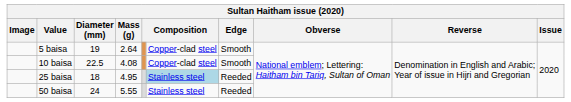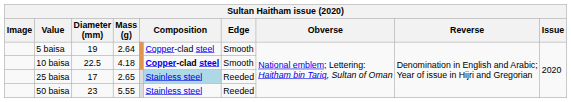(129, 63) 4.08 -> (126, 63) 4.18
(182, 63) normal -> (182, 63) bold
(95, 77) 18 -> (92, 77) 17
(129, 77) 4.95 -> (126, 77) 2.65
(95, 90) 24 -> (92, 90) 23
